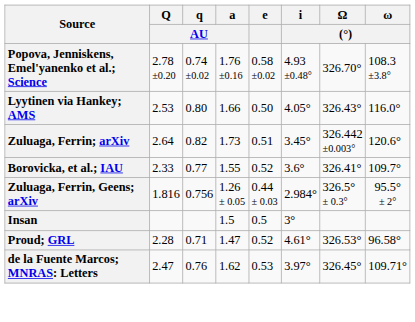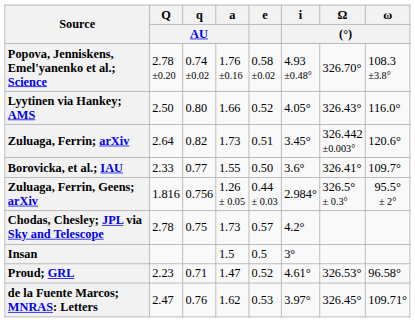(163, 107) 2.53 -> (163, 107) 2.50
(262, 107) 0.50 -> (262, 107) 0.52
(262, 167) 0.52 -> (262, 167) 0.50
+ row: (75, 227)
(163, 240) 2.28 -> (163, 273) 2.23
